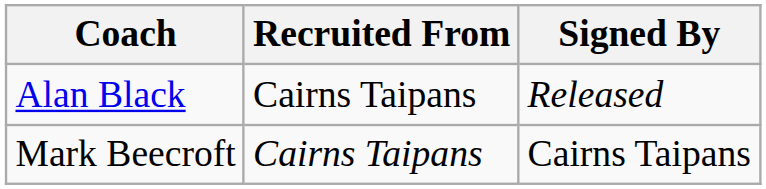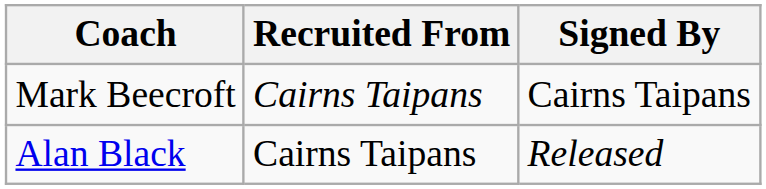rows swapped: (101, 93) <-> (126, 153)
